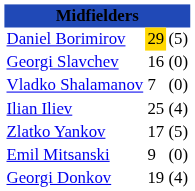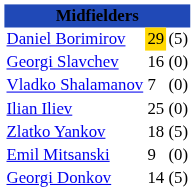(178, 108) (4) -> (178, 108) (0)
(156, 131) 17 -> (156, 131) 18
(156, 177) 19 -> (156, 177) 14
(178, 177) (4) -> (178, 177) (5)
